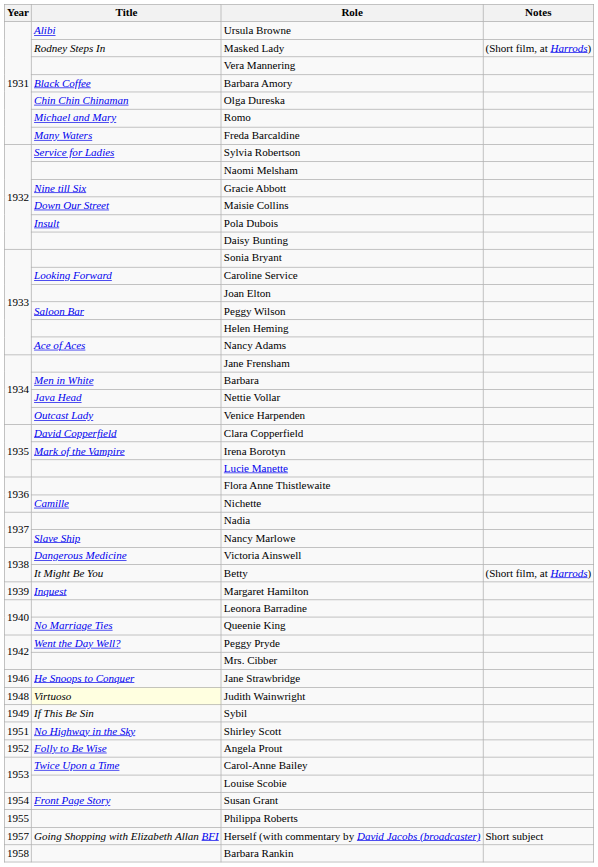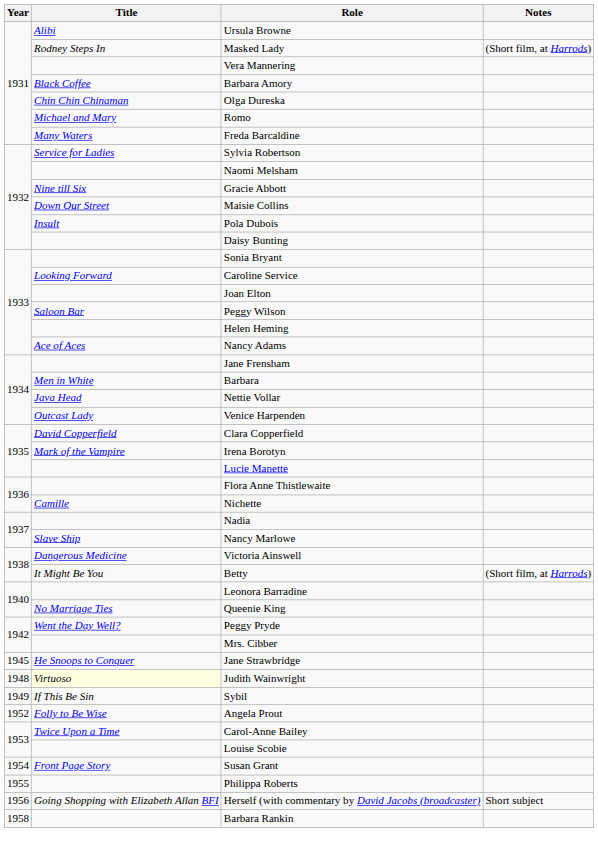- row: (266, 591)
(18, 678) 1946 -> (18, 661) 1945
- row: (253, 731)
(18, 836) 1957 -> (18, 801) 1956
